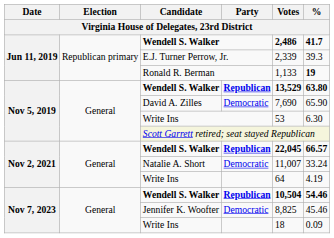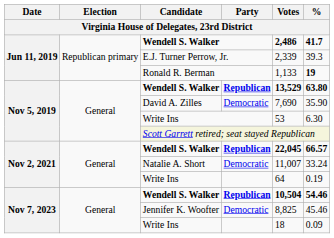(317, 103) 65.90 -> (317, 103) 35.90
(314, 179) 4.19 -> (314, 179) 0.19
